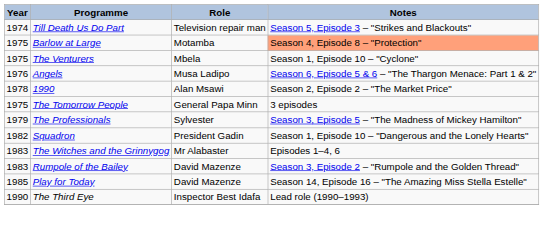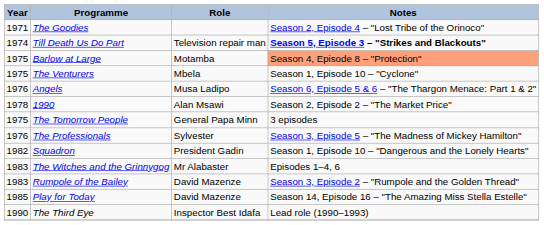+ row: (61, 28)
(371, 28) normal -> (378, 43) bold
(17, 120) 1979 -> (17, 135) 1976
